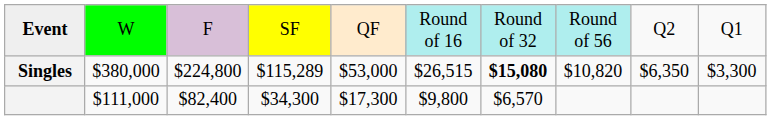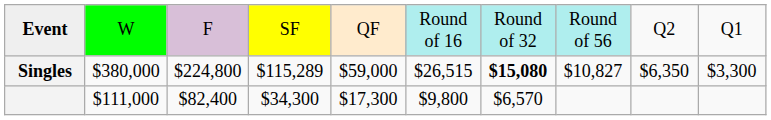(368, 70) $53,000 -> (368, 70) $59,000
(593, 70) $10,820 -> (593, 70) $10,827
